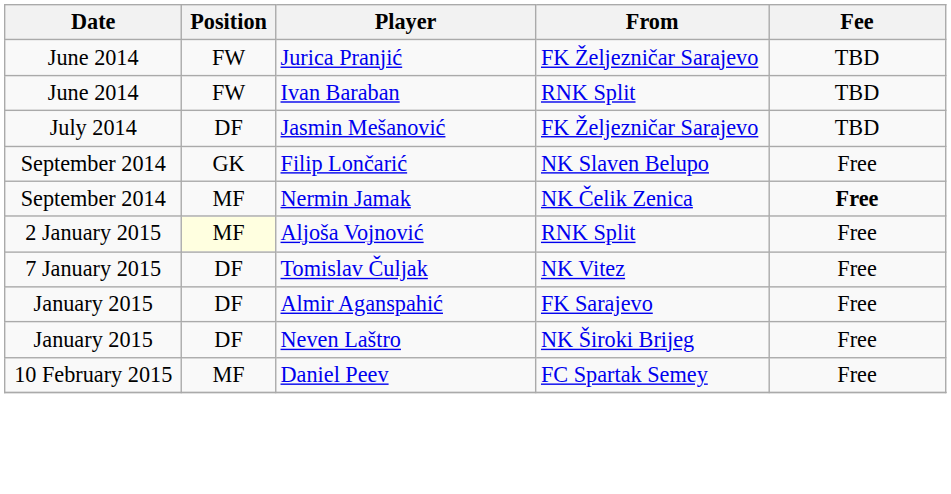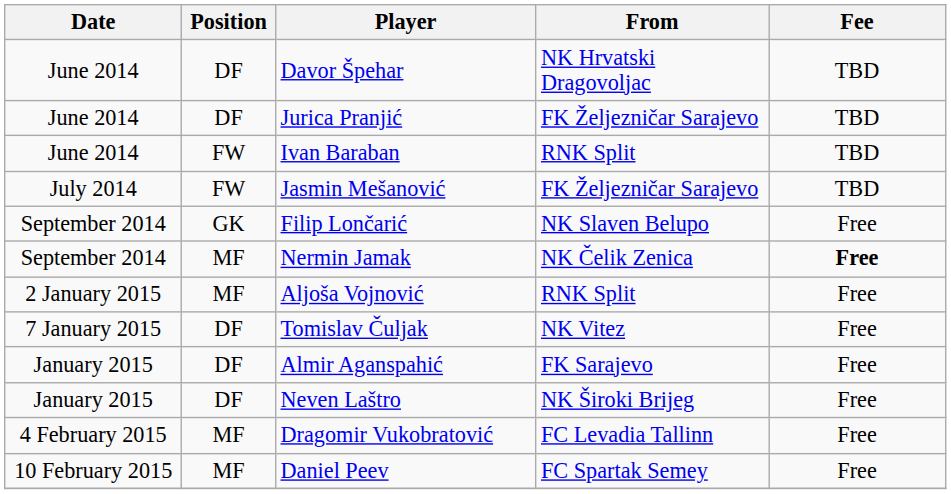+ row: (342, 69)
(229, 57) FW -> (229, 117) DF
(229, 127) DF -> (229, 188) FW
(229, 233) lightyellow background -> (229, 294) no background
+ row: (387, 435)
